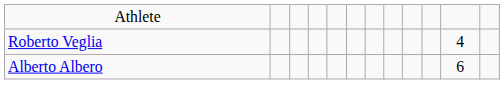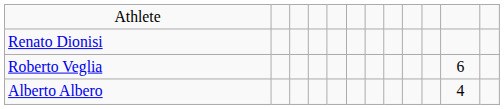+ row: (55, 41)
(460, 41) 4 -> (460, 66) 6
(460, 66) 6 -> (460, 91) 4
